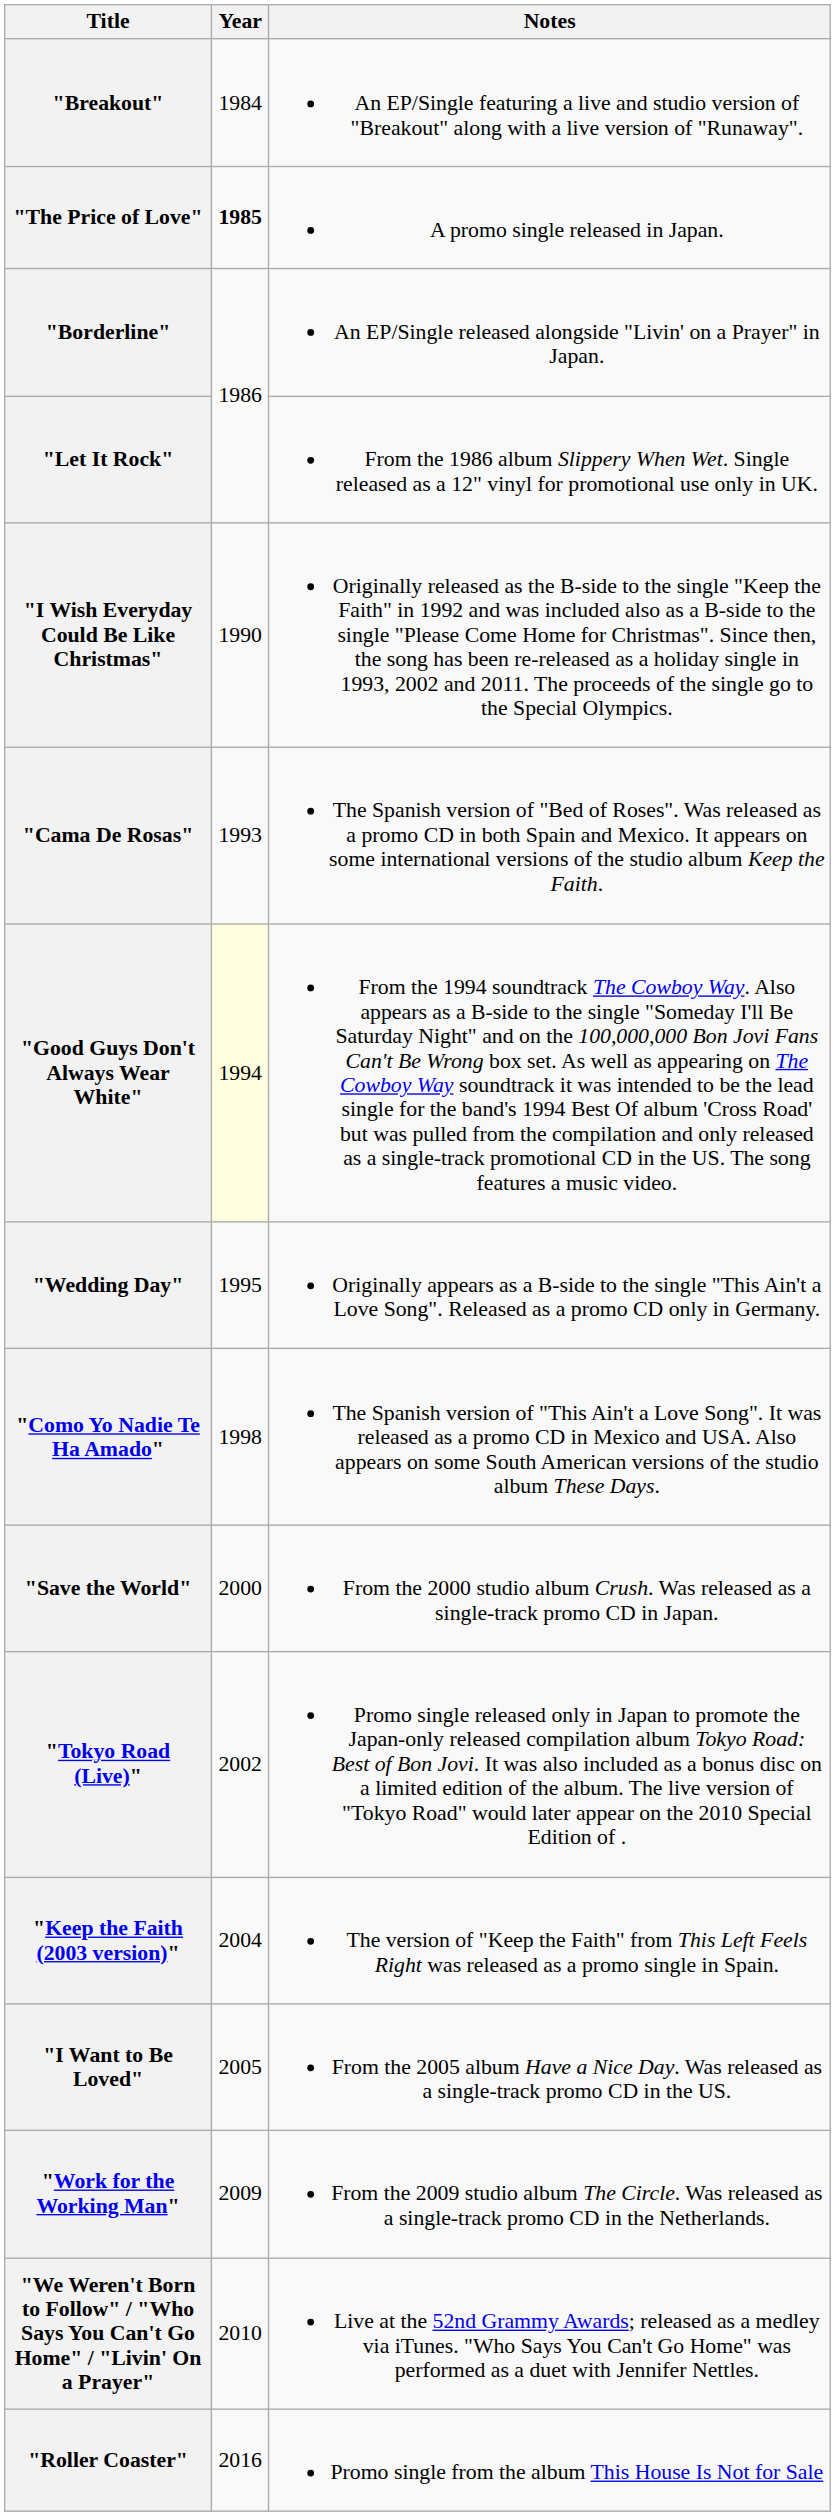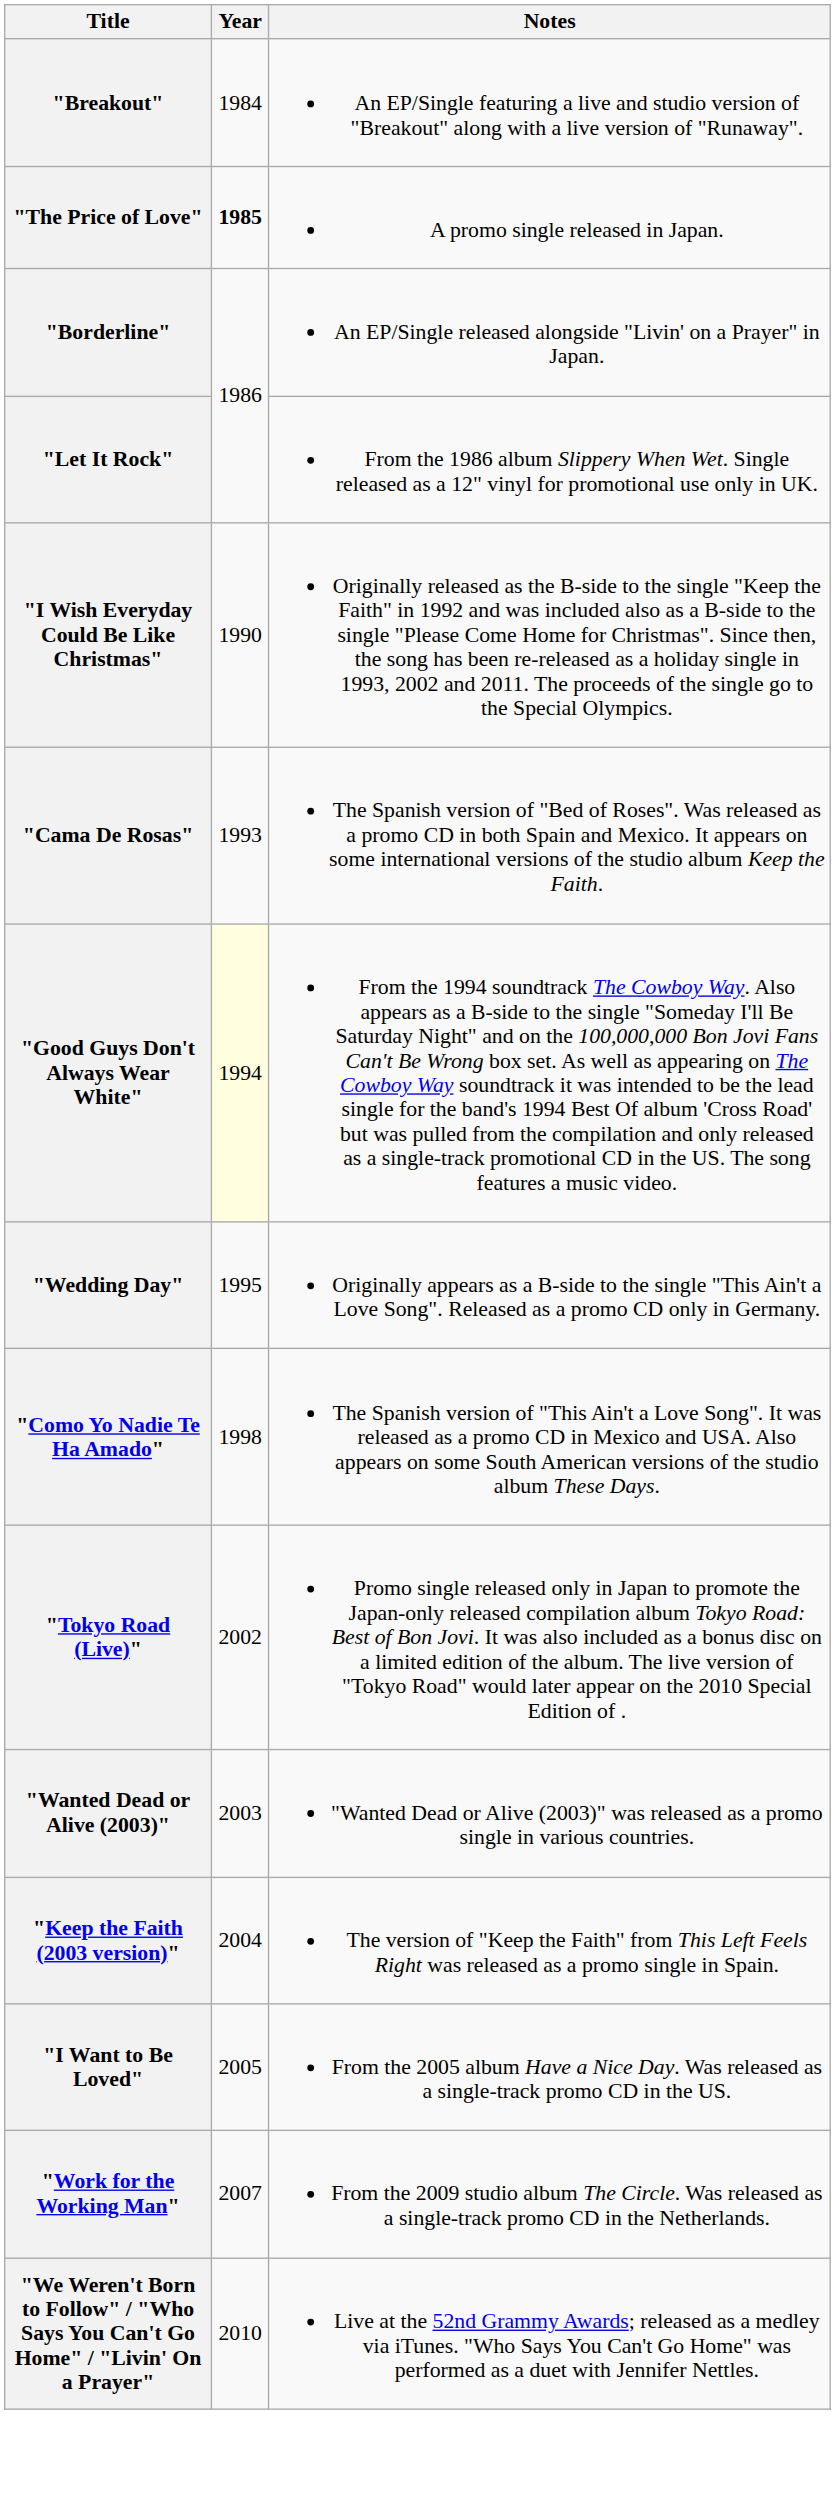- row: (108, 1588)
+ row: (108, 1813)
(240, 2194) 2009 -> (240, 2194) 2007
- row: (108, 2460)
